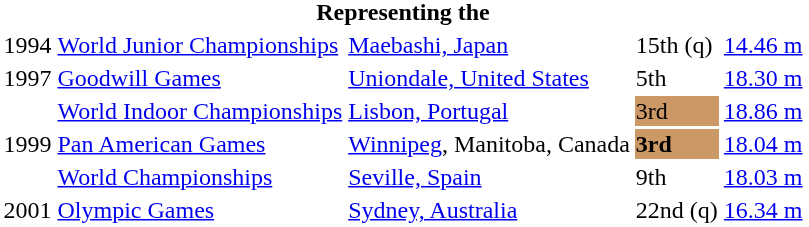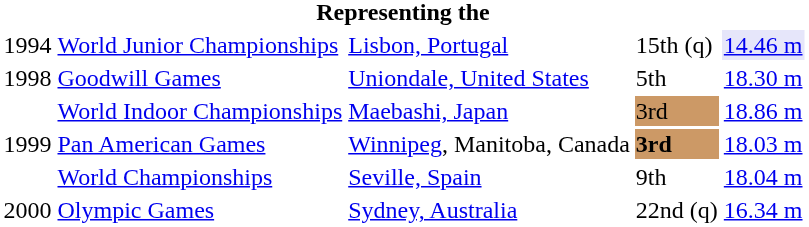(428, 44) Maebashi, Japan -> (428, 44) Lisbon, Portugal
(763, 44) no background -> (763, 44) lavender background
(28, 77) 1997 -> (28, 77) 1998
(428, 110) Lisbon, Portugal -> (428, 110) Maebashi, Japan
(763, 143) 18.04 m -> (763, 143) 18.03 m
(763, 176) 18.03 m -> (763, 176) 18.04 m
(28, 209) 2001 -> (28, 209) 2000
